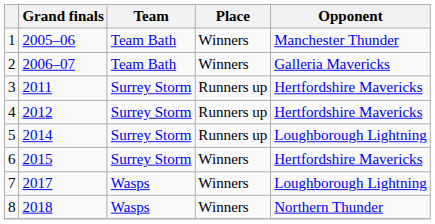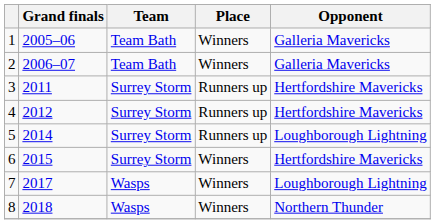(337, 40) Manchester Thunder -> (332, 40) Galleria Mavericks
